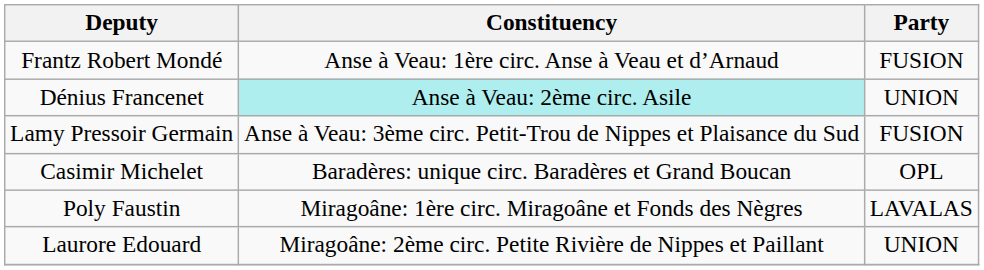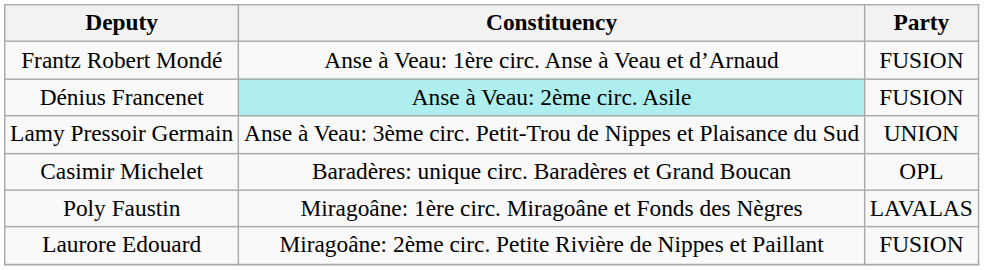(921, 97) UNION -> (921, 97) FUSION
(921, 134) FUSION -> (921, 134) UNION
(921, 245) UNION -> (921, 245) FUSION
